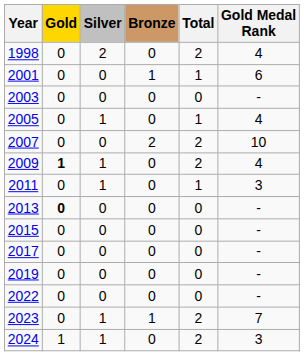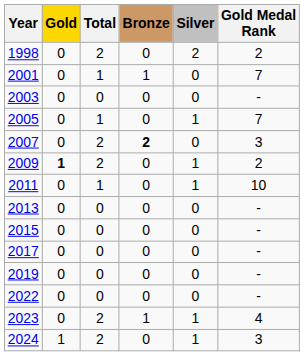columns swapped: (103, 24) <-> (198, 24)
(259, 53) 4 -> (259, 53) 2
(259, 76) 6 -> (259, 76) 7
(259, 120) 4 -> (259, 120) 7
(152, 142) normal -> (146, 142) bold
(259, 142) 10 -> (259, 142) 3
(259, 164) 4 -> (259, 164) 2
(259, 186) 3 -> (259, 186) 10
(61, 208) bold -> (61, 208) normal
(259, 318) 7 -> (259, 318) 4
